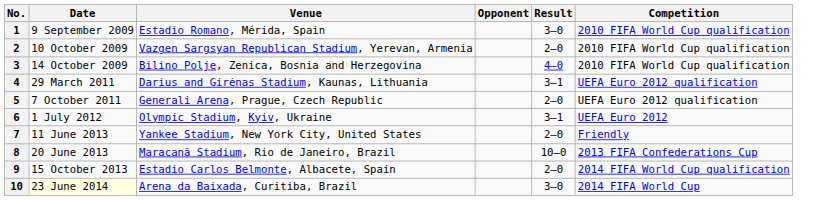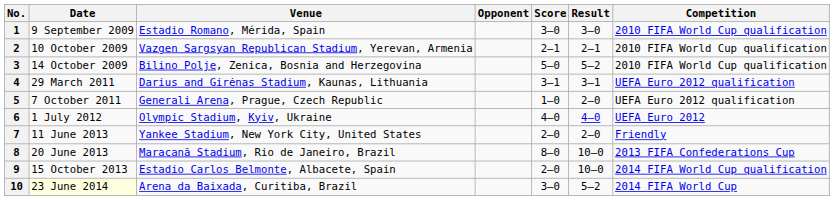+ column: (550, 13)
(554, 48) 2–0 -> (591, 48) 2–1
(554, 65) 4–0 -> (591, 65) 5–2
(554, 117) 3–1 -> (591, 117) 4–0
(554, 169) 2–0 -> (591, 169) 10–0
(554, 187) 3–0 -> (591, 187) 5–2
